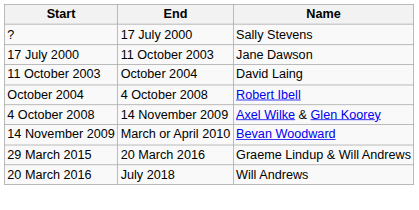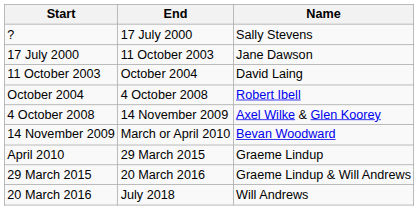+ row: (36, 154)
